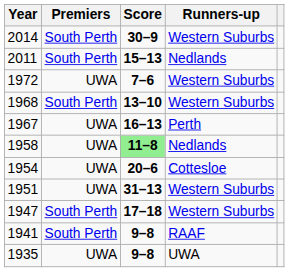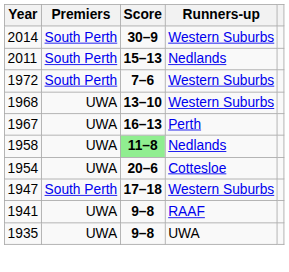(101, 80) UWA -> (81, 80) South Perth
(81, 102) South Perth -> (101, 102) UWA
- row: (23, 189)
(81, 233) South Perth -> (101, 211) UWA
